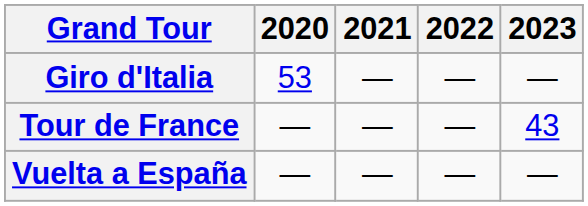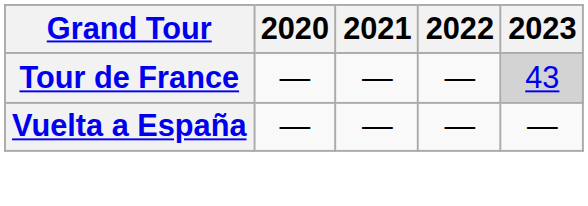- row: (129, 77)
(542, 126) no background -> (542, 77) lightgrey background
